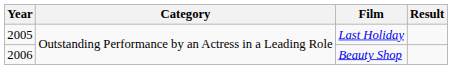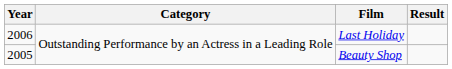(20, 34) 2005 -> (20, 34) 2006
(20, 54) 2006 -> (20, 54) 2005
